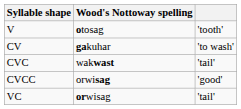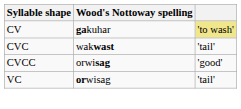- row: (11, 29)
(216, 46) no background -> (216, 29) khaki background
